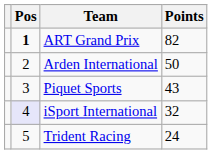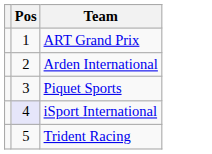- column: (184, 16)
(26, 40) bold -> (26, 40) normal
